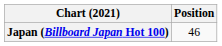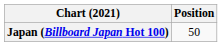(194, 32) 46 -> (194, 32) 50
